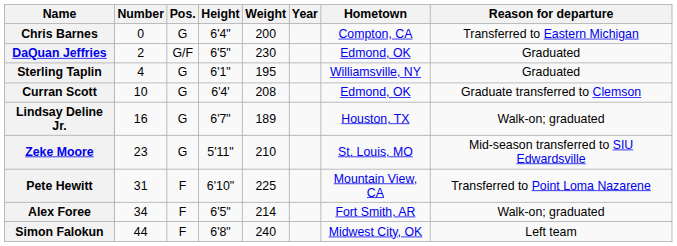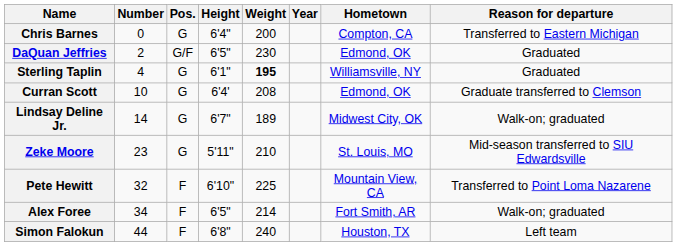(266, 72) normal -> (266, 72) bold
(141, 118) 16 -> (141, 118) 14
(375, 118) Houston, TX -> (375, 118) Midwest City, OK
(141, 185) 31 -> (141, 185) 32
(375, 231) Midwest City, OK -> (375, 231) Houston, TX
